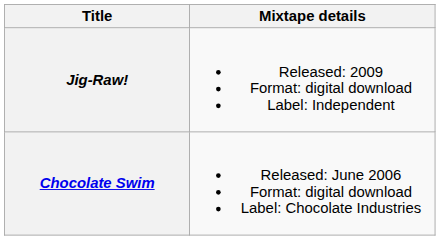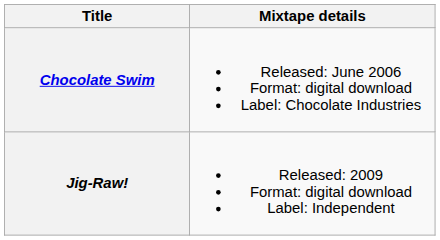rows swapped: (97, 183) <-> (97, 79)
